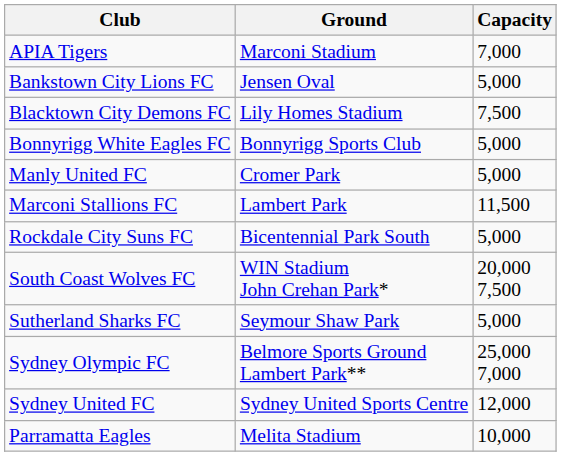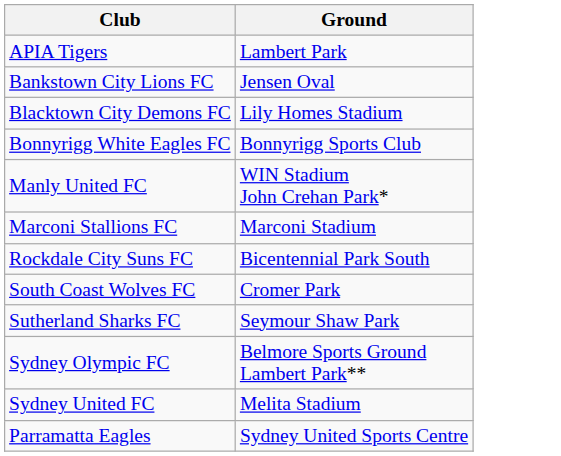- column: (515, 19)
(308, 50) Marconi Stadium -> (293, 50) Lambert Park
(290, 174) Cromer Park -> (314, 185) WIN Stadium John Crehan Park*
(293, 205) Lambert Park -> (308, 227) Marconi Stadium
(314, 278) WIN Stadium John Crehan Park* -> (290, 289) Cromer Park
(354, 404) Sydney United Sports Centre -> (300, 404) Melita Stadium
(300, 435) Melita Stadium -> (354, 435) Sydney United Sports Centre
